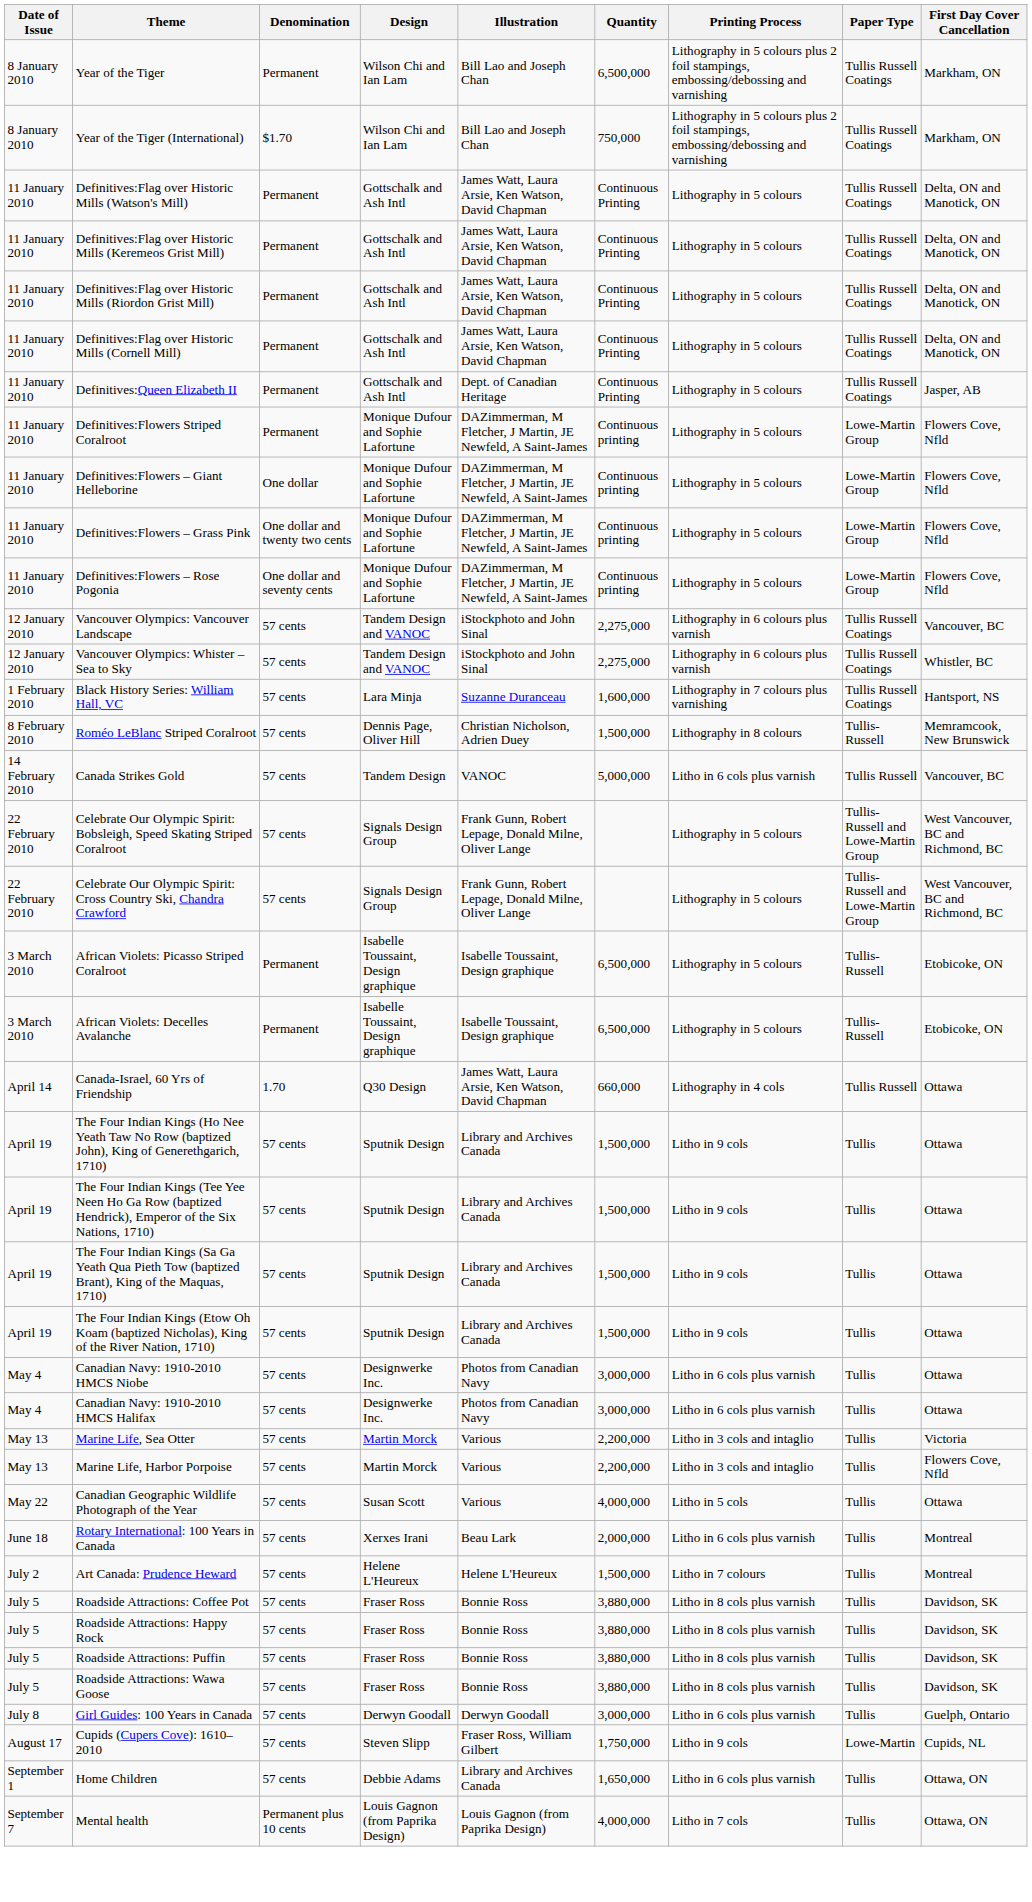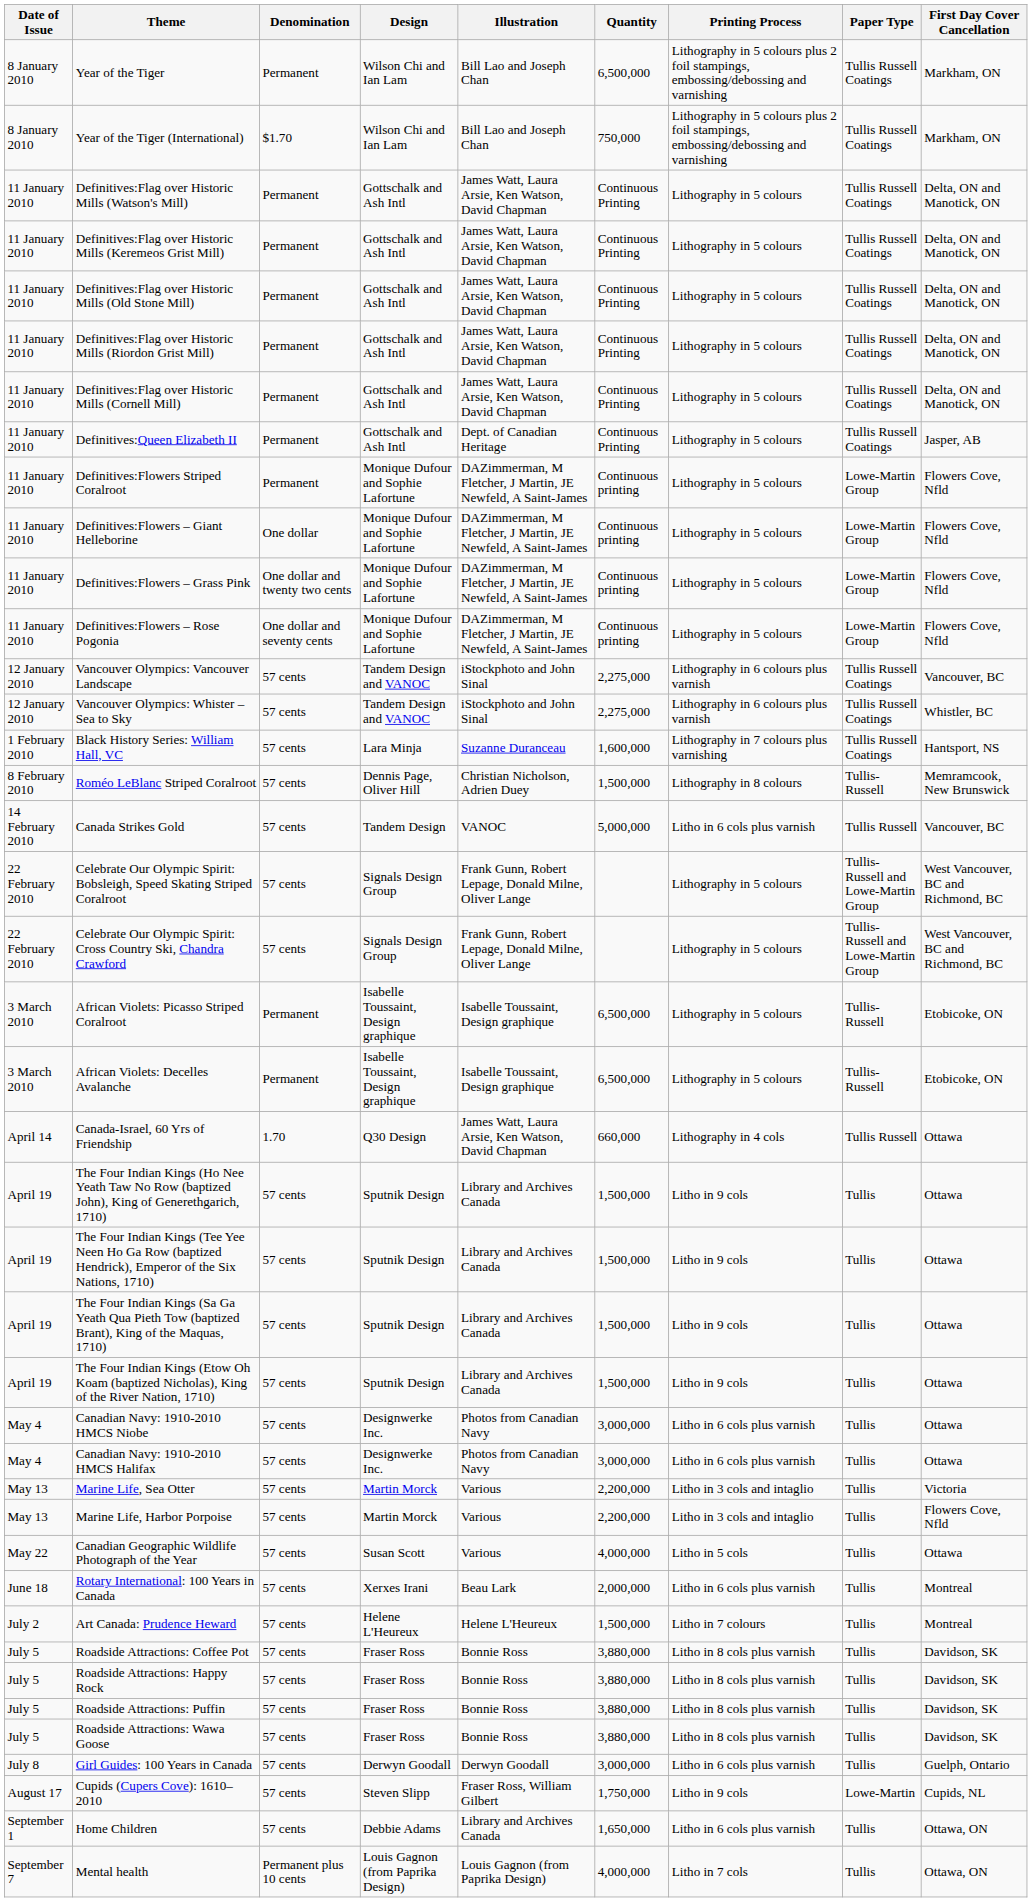+ row: (154, 296)
